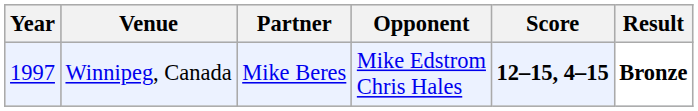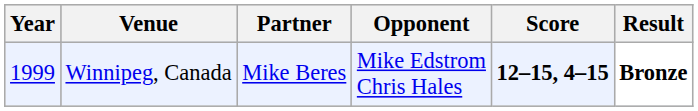(32, 73) 1997 -> (32, 73) 1999
